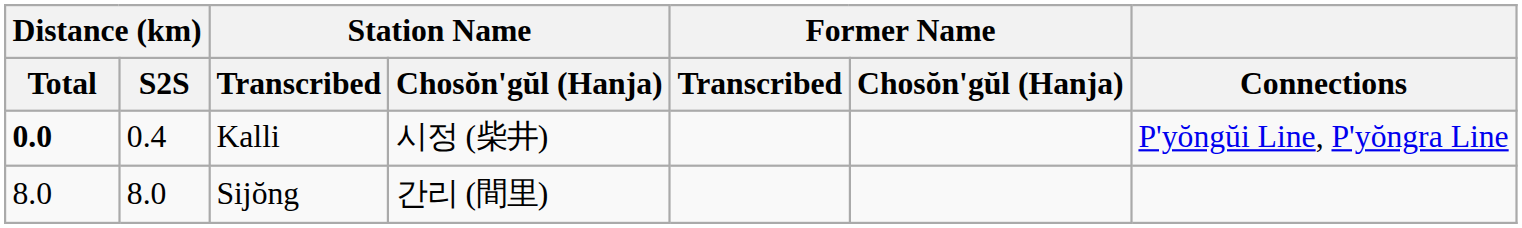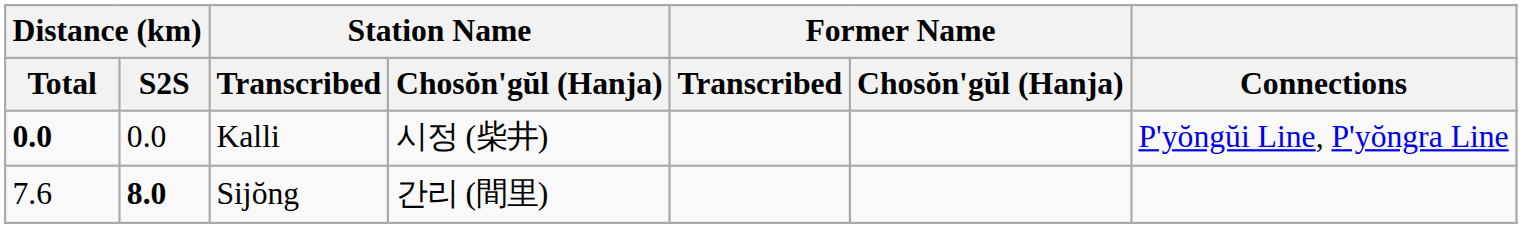(147, 137) 0.4 -> (147, 137) 0.0
(32, 194) 8.0 -> (32, 194) 7.6
(147, 194) normal -> (147, 194) bold
